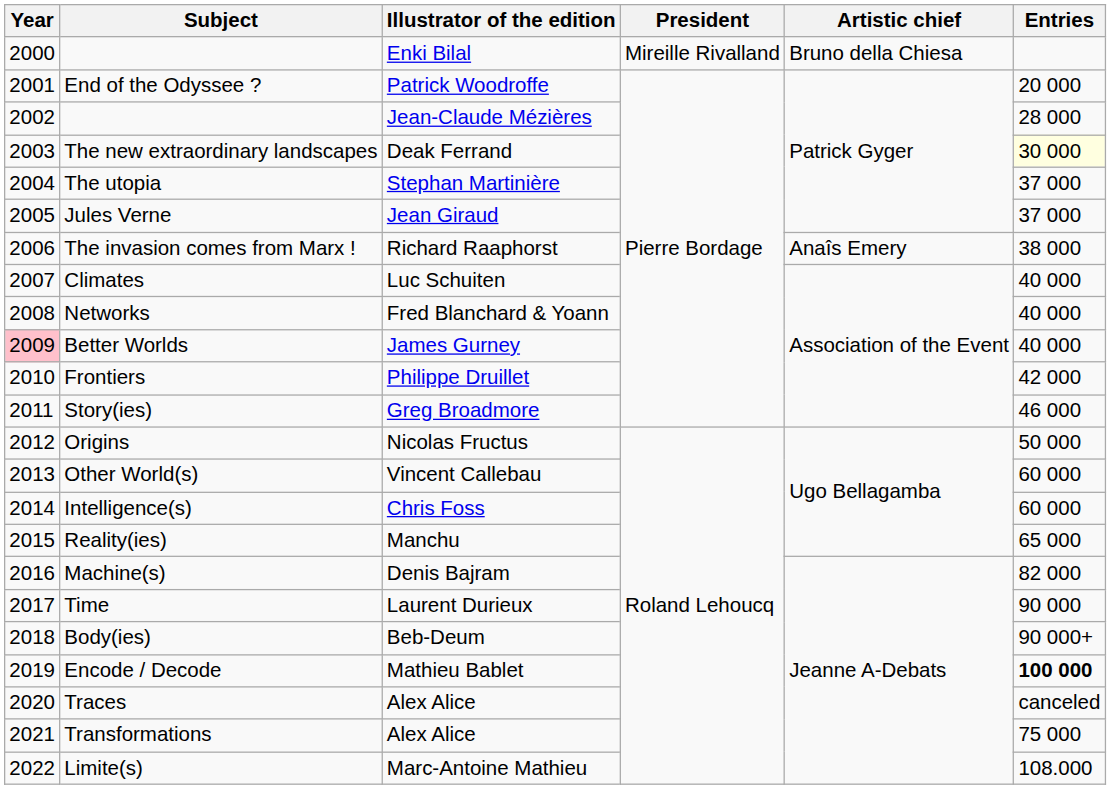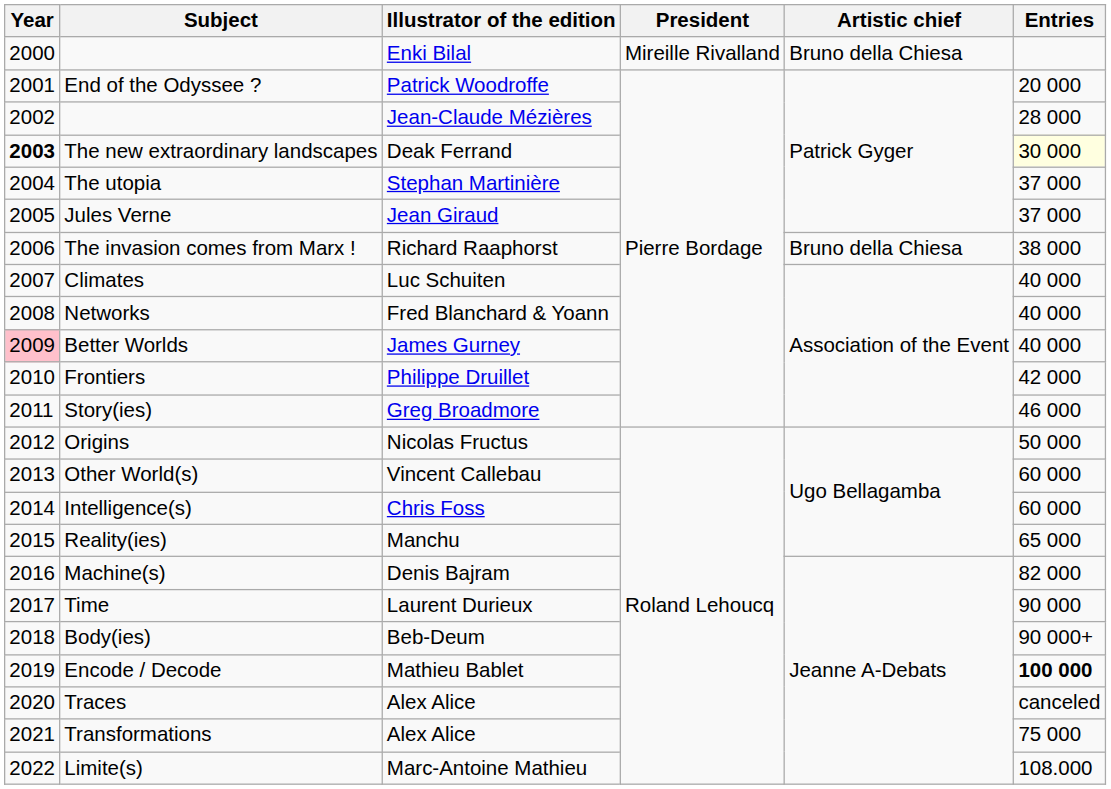(32, 150) normal -> (32, 150) bold
(848, 248) Anaîs Emery -> (876, 248) Bruno della Chiesa
